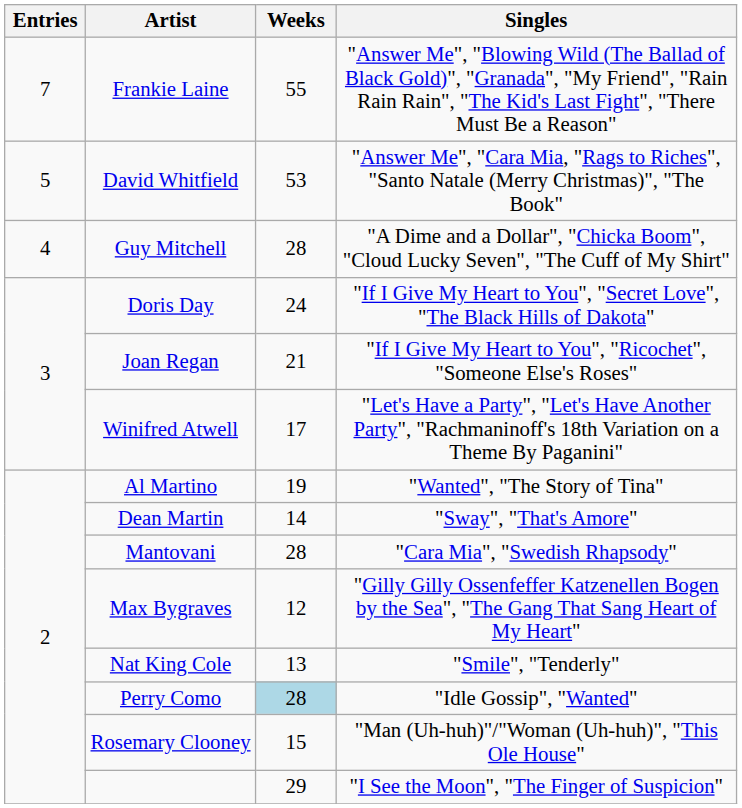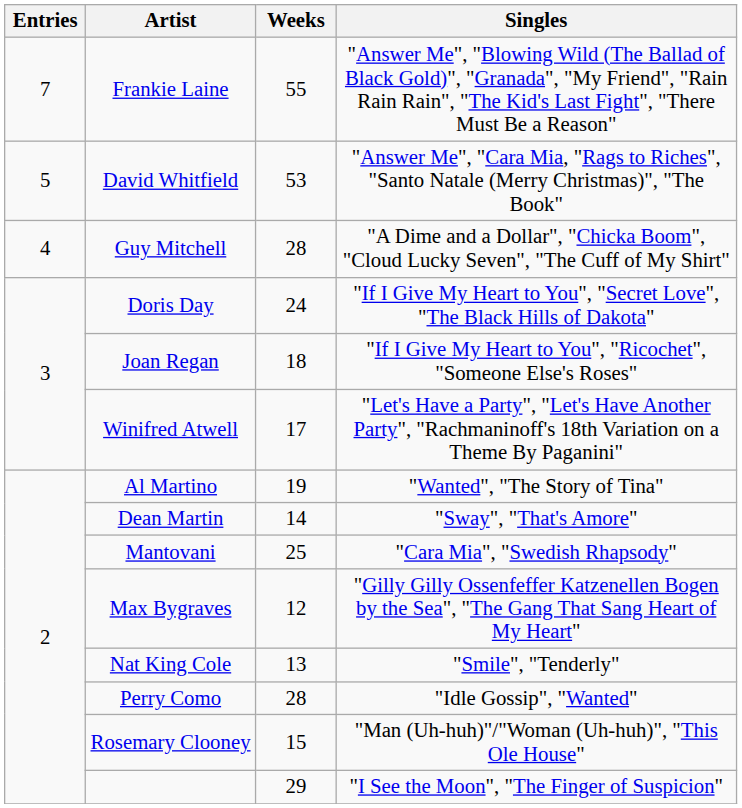(296, 361) 21 -> (296, 361) 18
(296, 551) 28 -> (296, 551) 25
(296, 697) lightblue background -> (296, 697) no background
